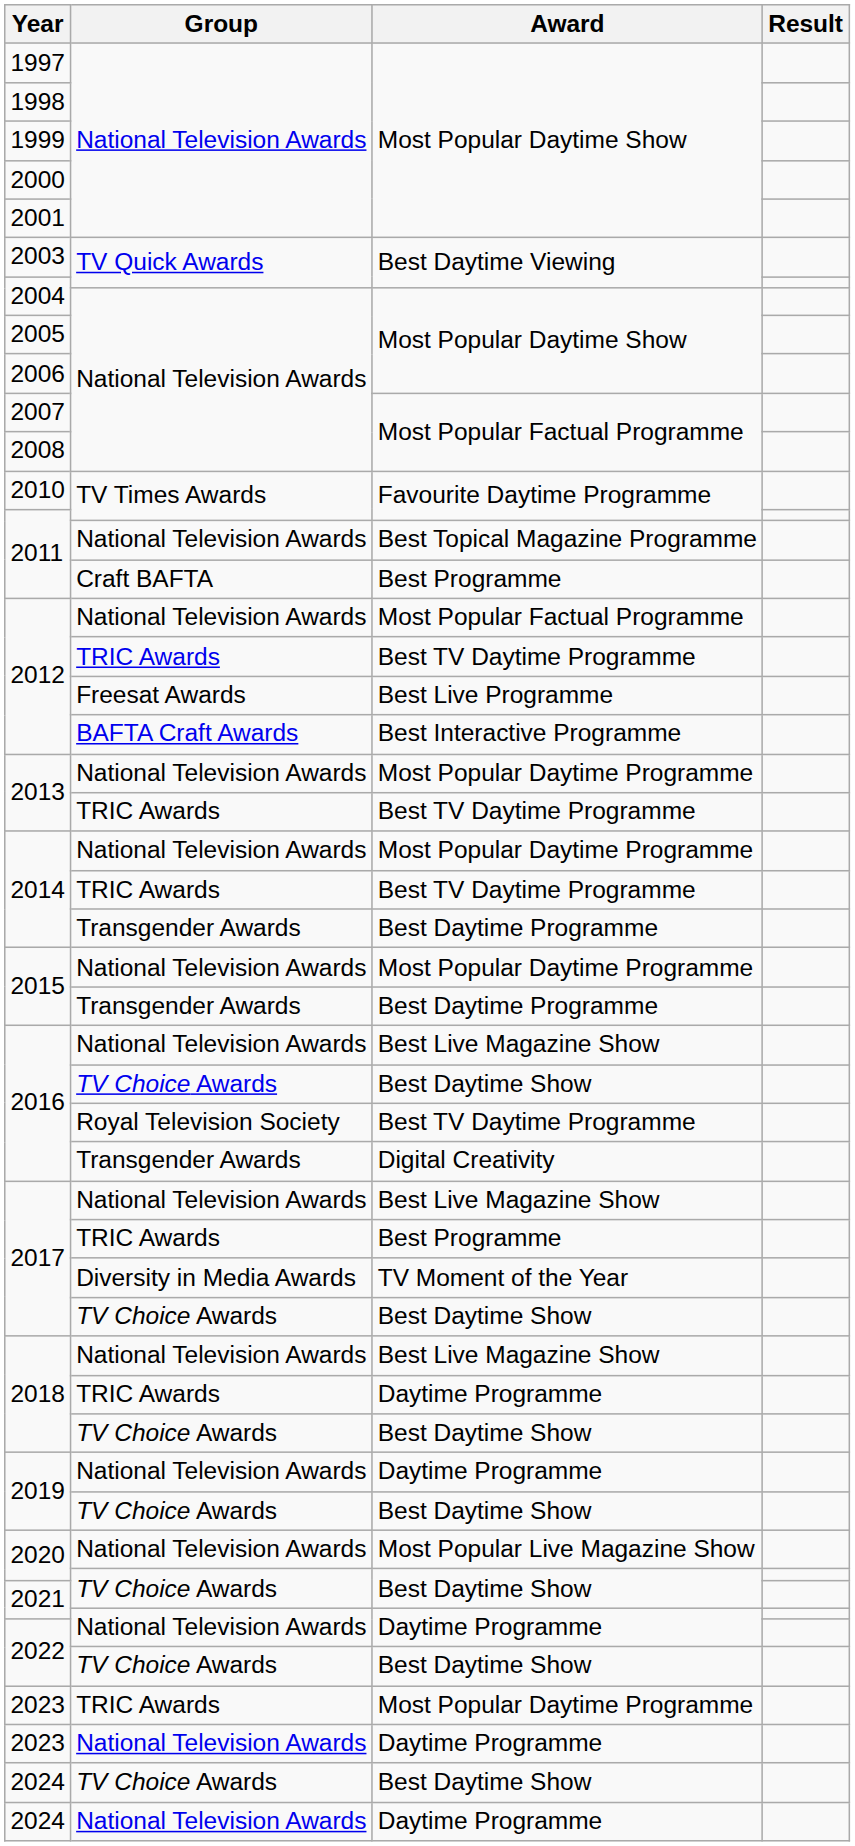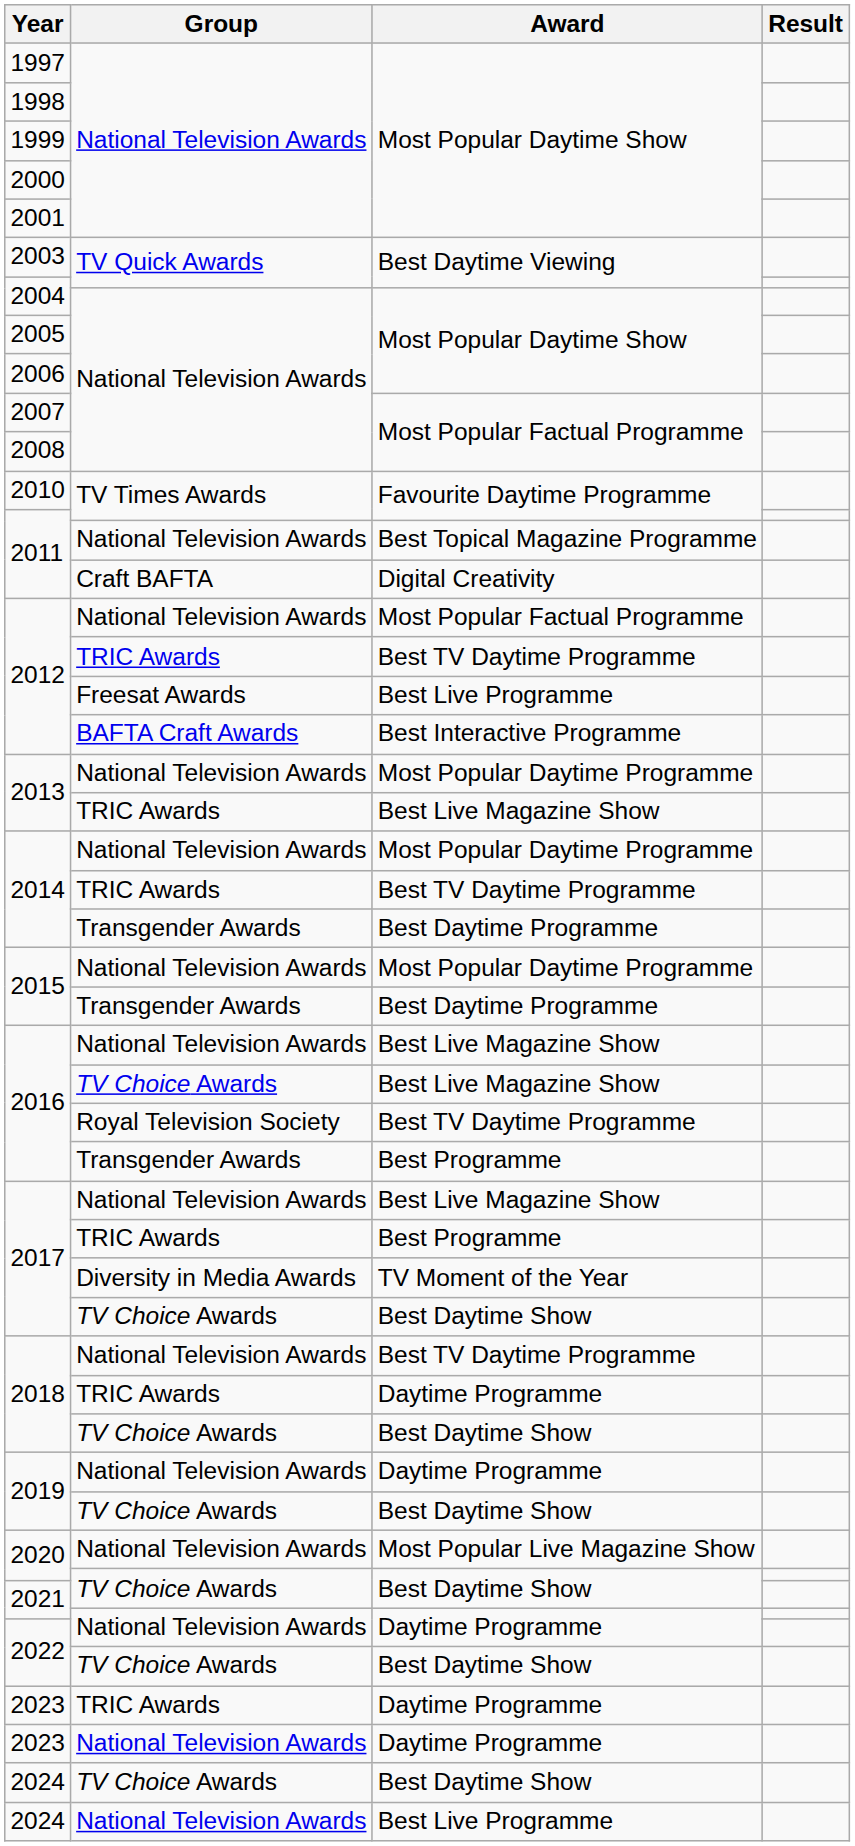(470, 578) Best Programme -> (466, 578) Digital Creativity
(537, 811) Best TV Daytime Programme -> (519, 811) Best Live Magazine Show
(485, 1083) Best Daytime Show -> (519, 1083) Best Live Magazine Show
(466, 1161) Digital Creativity -> (470, 1161) Best Programme
(519, 1355) Best Live Magazine Show -> (537, 1355) Best TV Daytime Programme
(565, 1704) Most Popular Daytime Programme -> (490, 1704) Daytime Programme
(490, 1821) Daytime Programme -> (495, 1821) Best Live Programme
